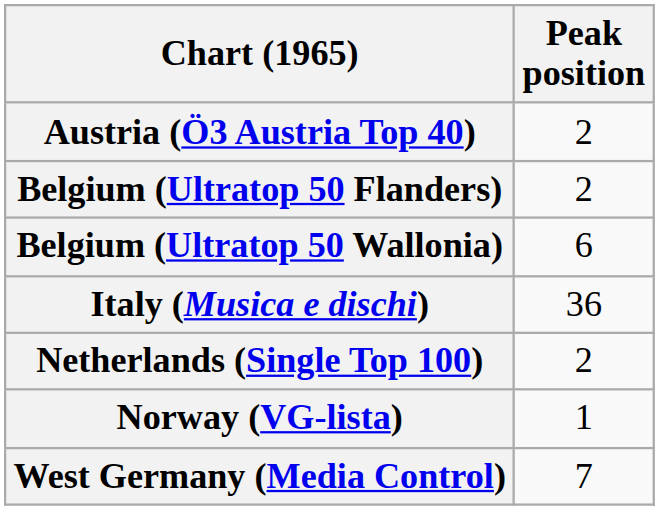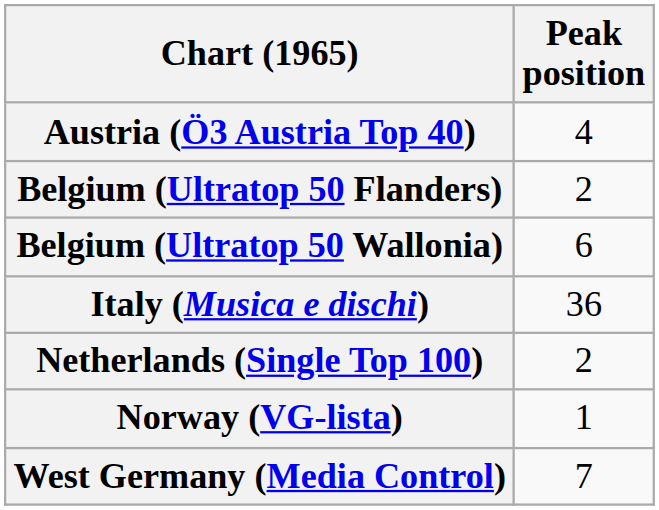(584, 131) 2 -> (584, 131) 4
